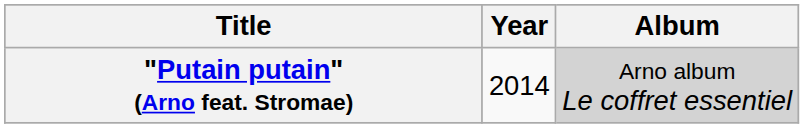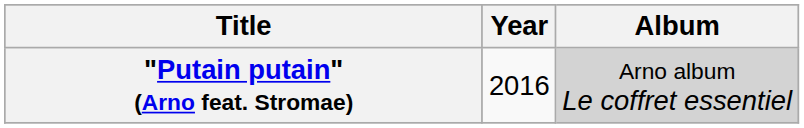(519, 84) 2014 -> (519, 84) 2016
